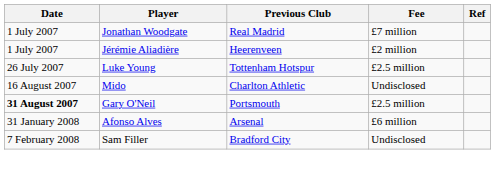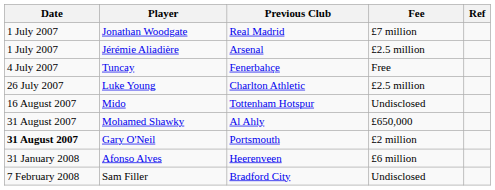(256, 49) Heerenveen -> (246, 49) Arsenal
(394, 49) £2 million -> (398, 49) £2.5 million
+ row: (118, 67)
(272, 67) Tottenham Hotspur -> (267, 85) Charlton Athletic
(267, 85) Charlton Athletic -> (272, 103) Tottenham Hotspur
+ row: (143, 121)
(398, 103) £2.5 million -> (394, 140) £2 million
(246, 121) Arsenal -> (256, 158) Heerenveen
